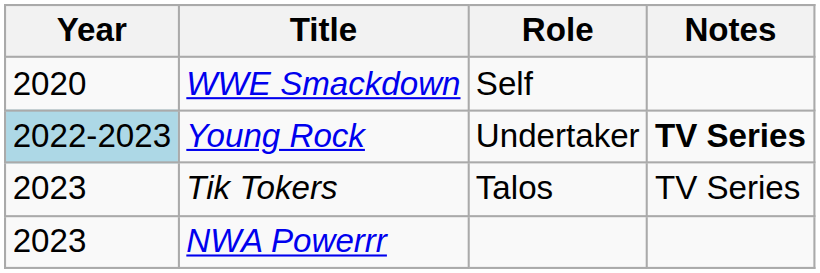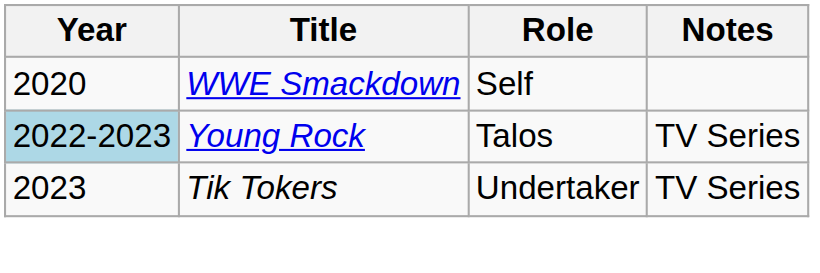(558, 135) Undertaker -> (514, 135) Talos
(730, 135) bold -> (728, 135) normal
(514, 188) Talos -> (558, 188) Undertaker
- row: (287, 240)
